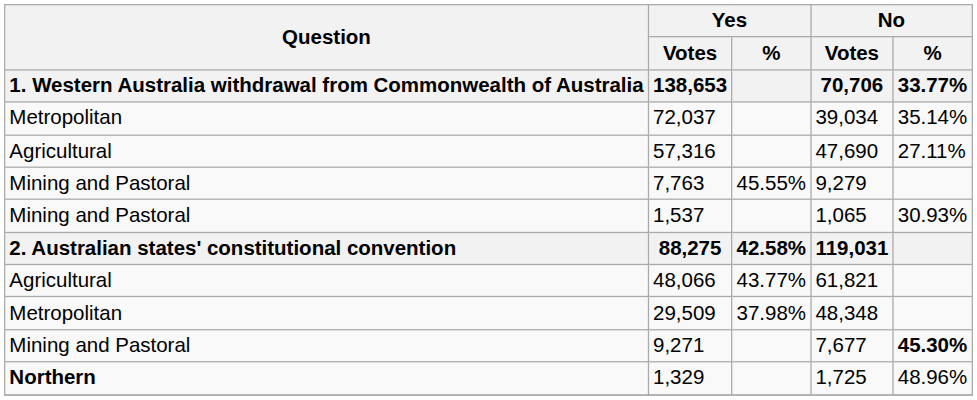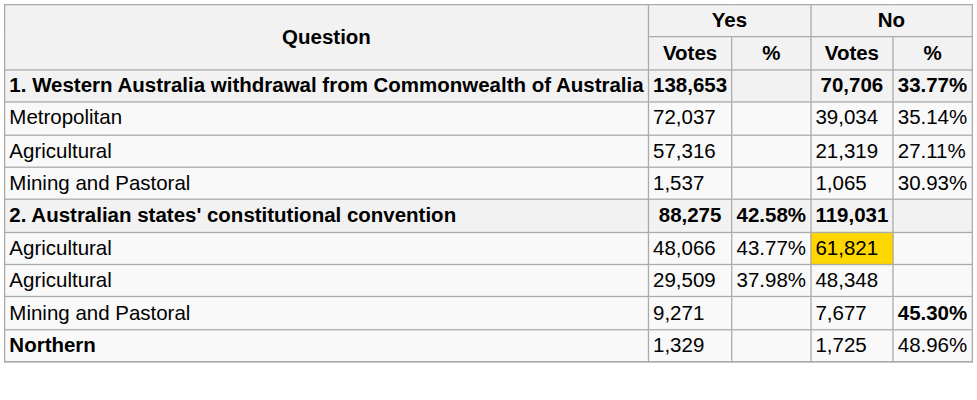(847, 150) 47,690 -> (847, 150) 21,319
- row: (679, 183)
(847, 280) no background -> (847, 248) gold background
(66, 313) Metropolitan -> (61, 280) Agricultural
